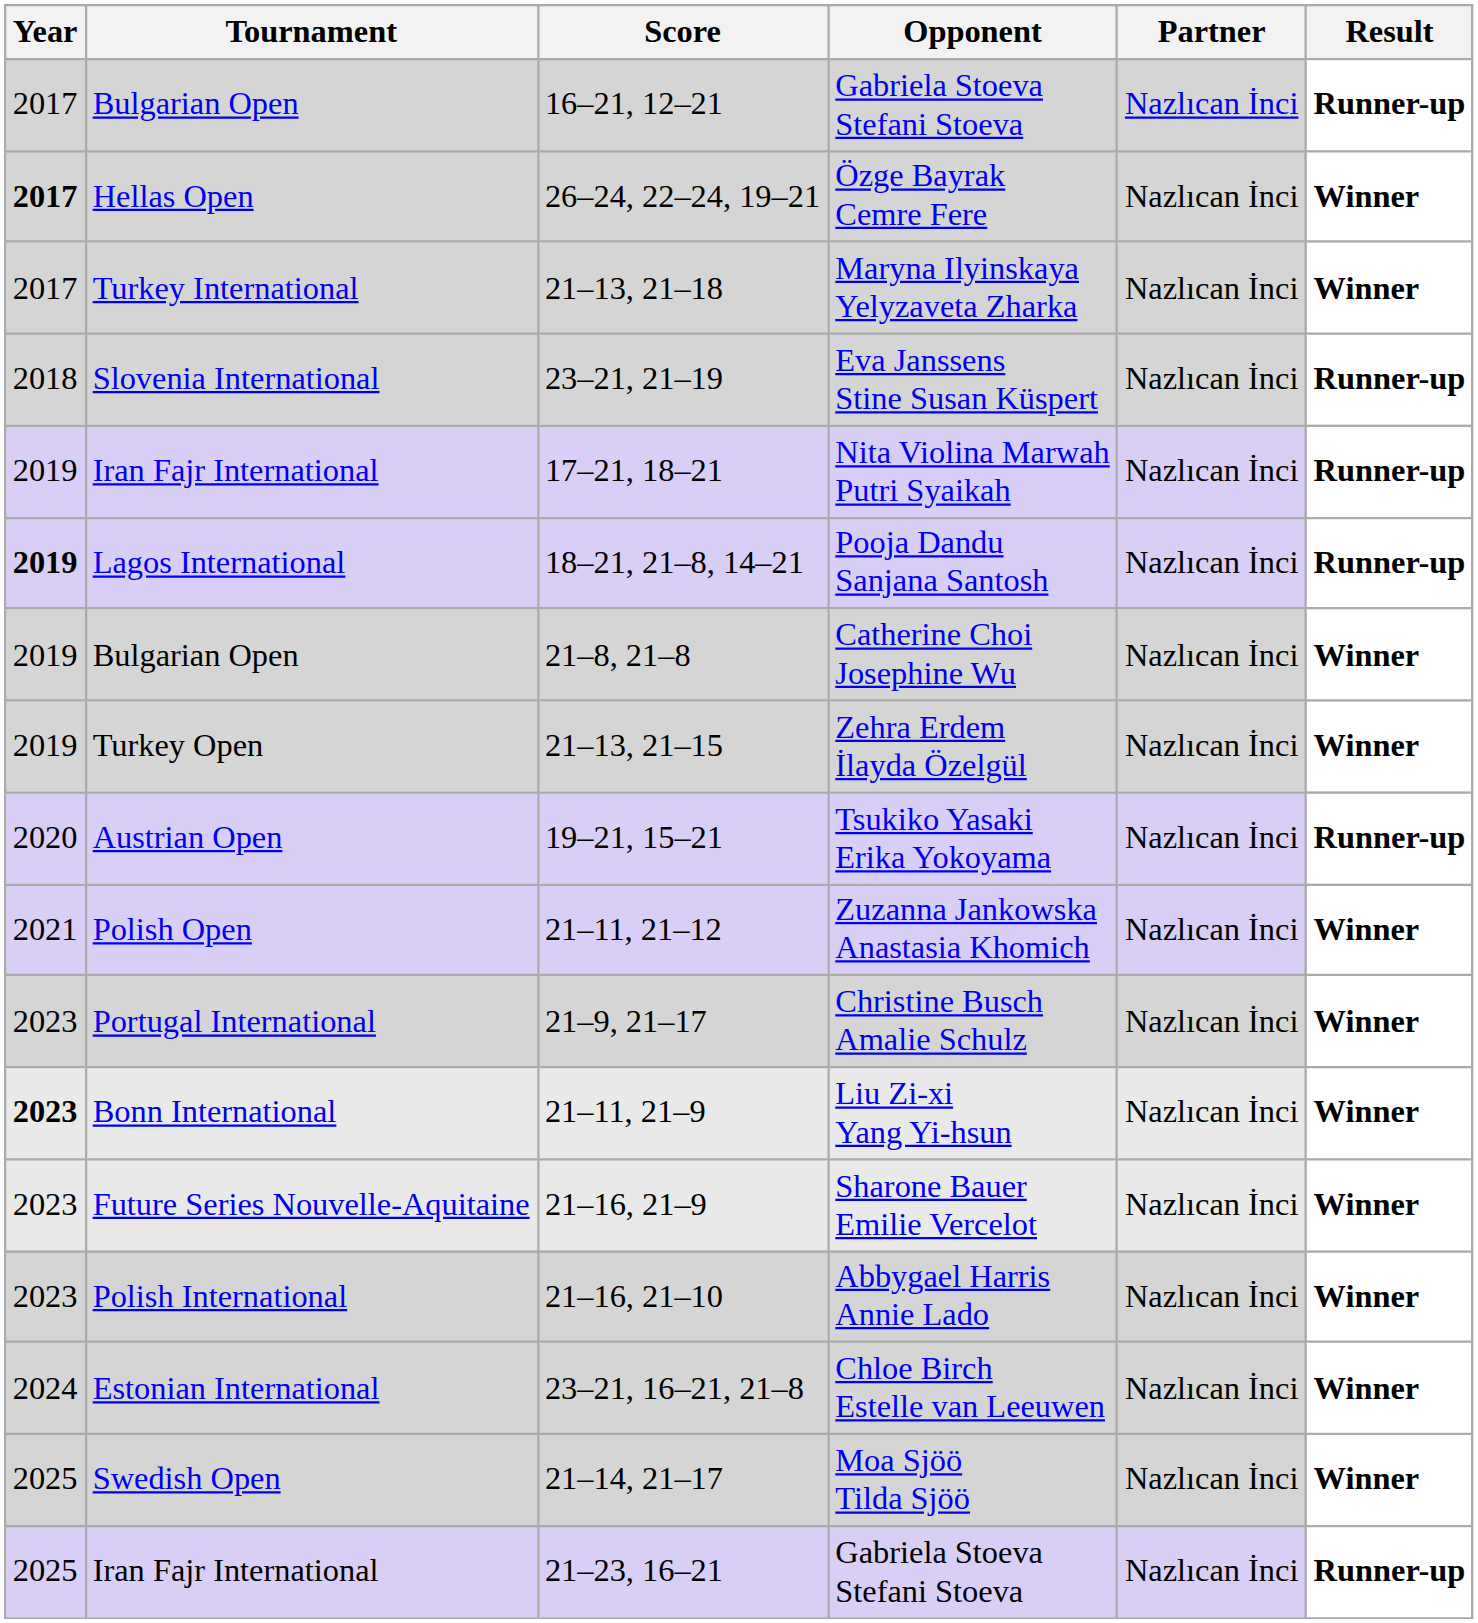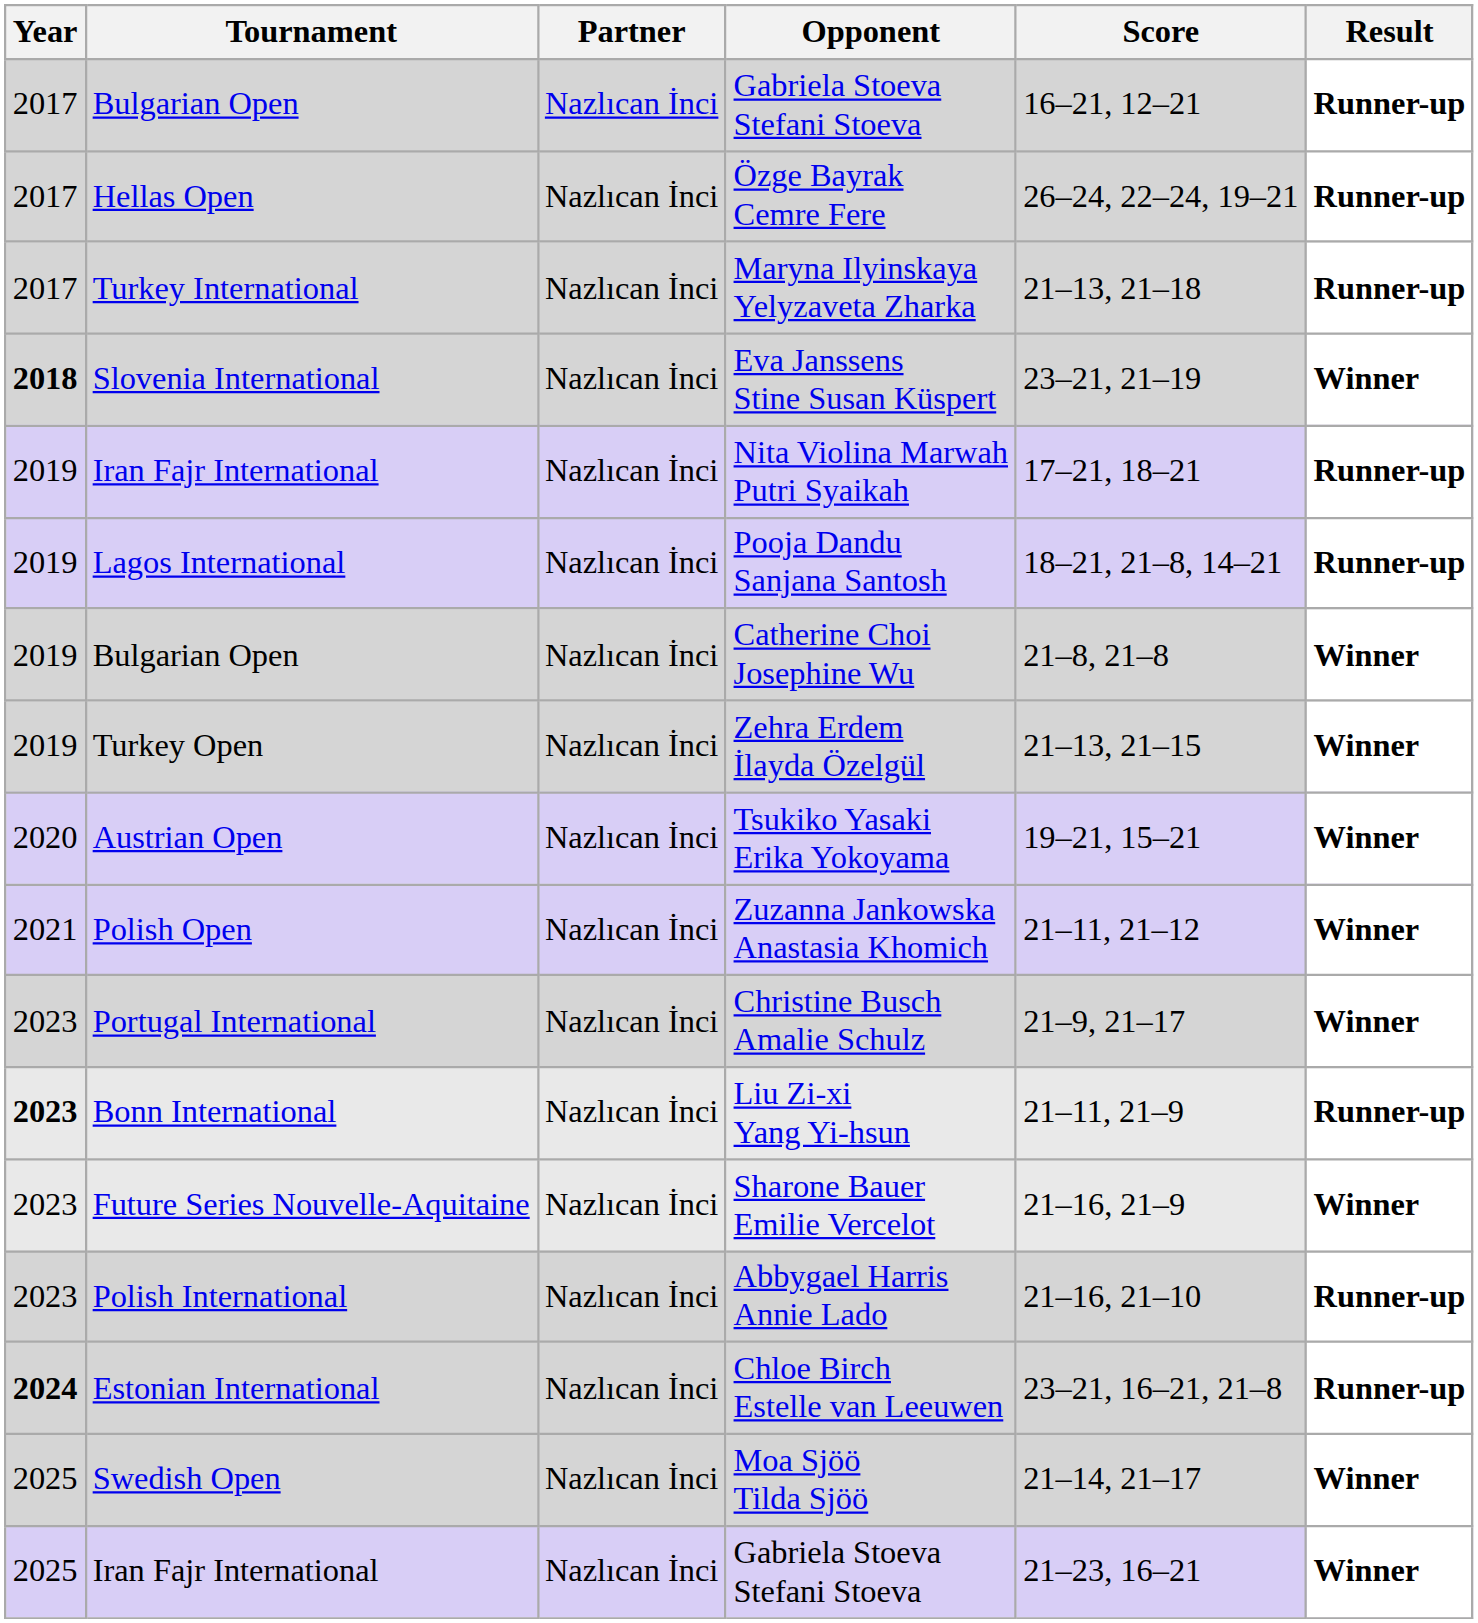columns swapped: (1212, 31) <-> (682, 31)
(45, 195) bold -> (45, 195) normal
(1366, 195) Winner -> (1389, 195) Runner-up
(1366, 287) Winner -> (1389, 287) Runner-up
(45, 379) normal -> (45, 379) bold
(1389, 379) Runner-up -> (1366, 379) Winner
(45, 562) bold -> (45, 562) normal
(1389, 837) Runner-up -> (1366, 837) Winner
(1366, 1112) Winner -> (1389, 1112) Runner-up
(1366, 1296) Winner -> (1389, 1296) Runner-up
(45, 1387) normal -> (45, 1387) bold
(1366, 1387) Winner -> (1389, 1387) Runner-up
(1389, 1571) Runner-up -> (1366, 1571) Winner
